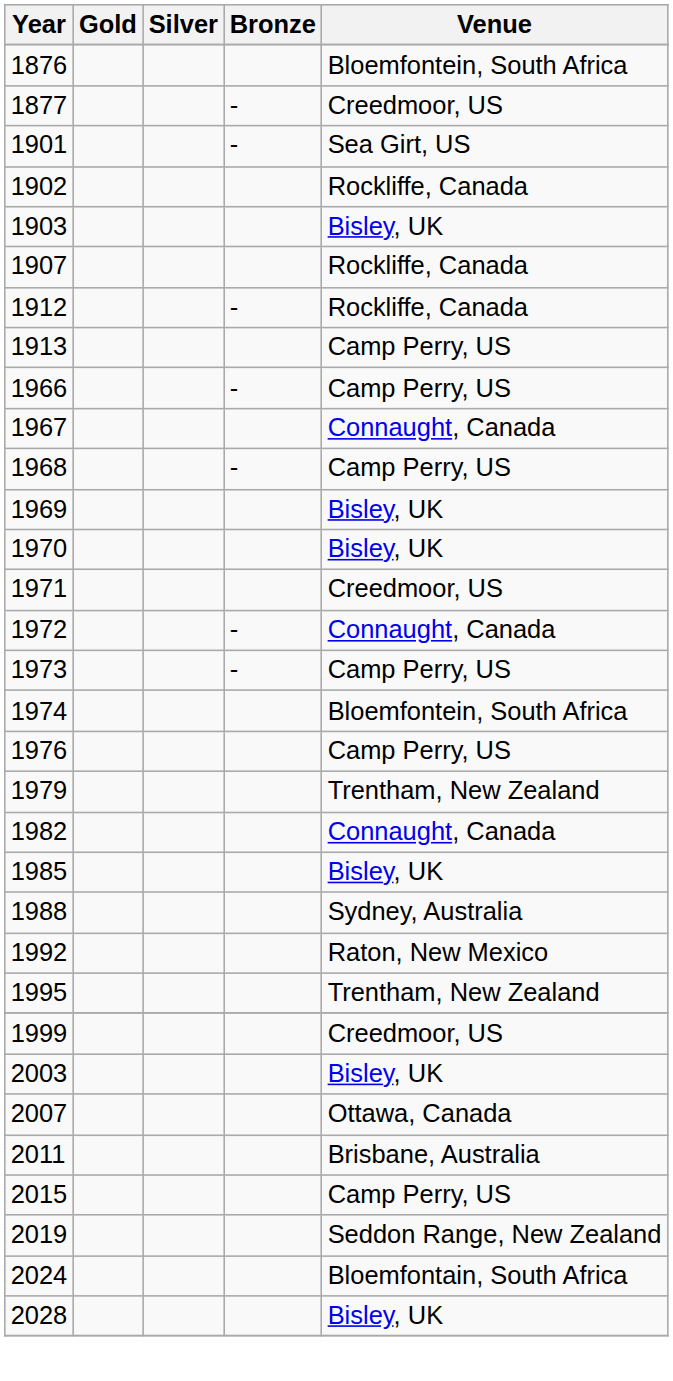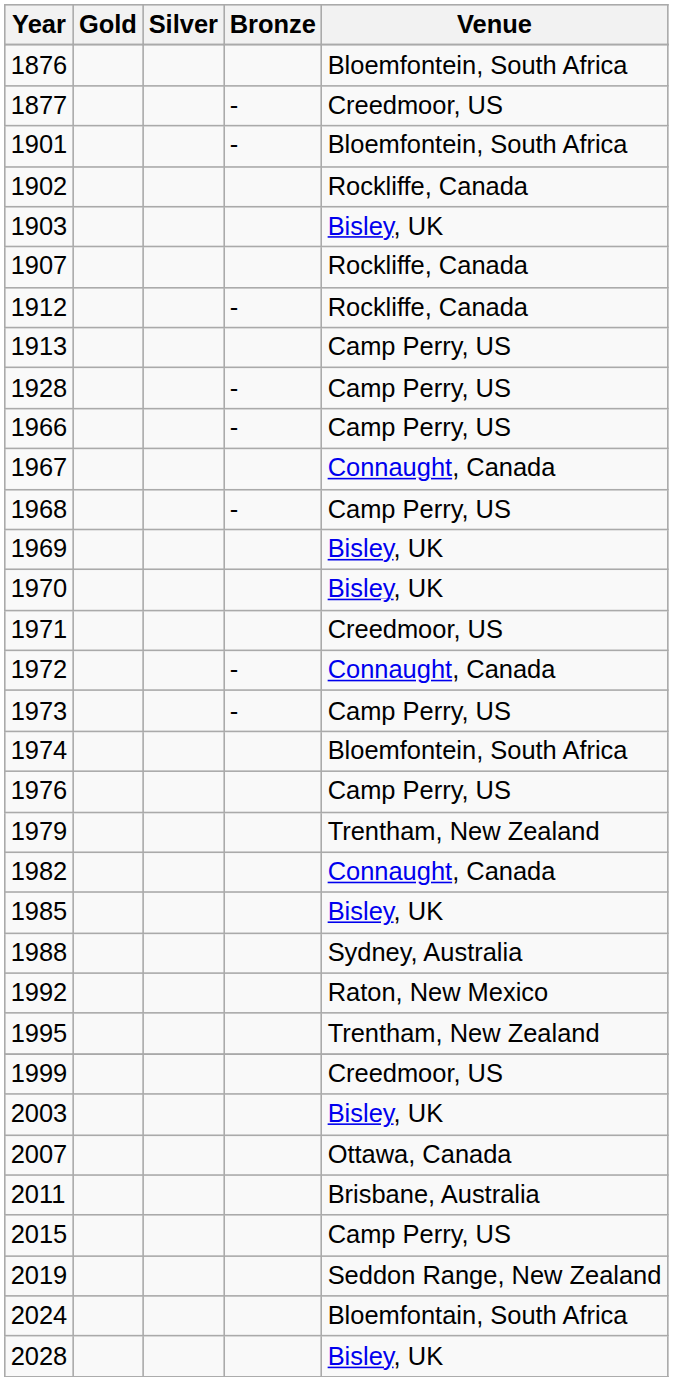(399, 145) Sea Girt, US -> (478, 145) Bloemfontein, South Africa
+ row: (39, 387)
